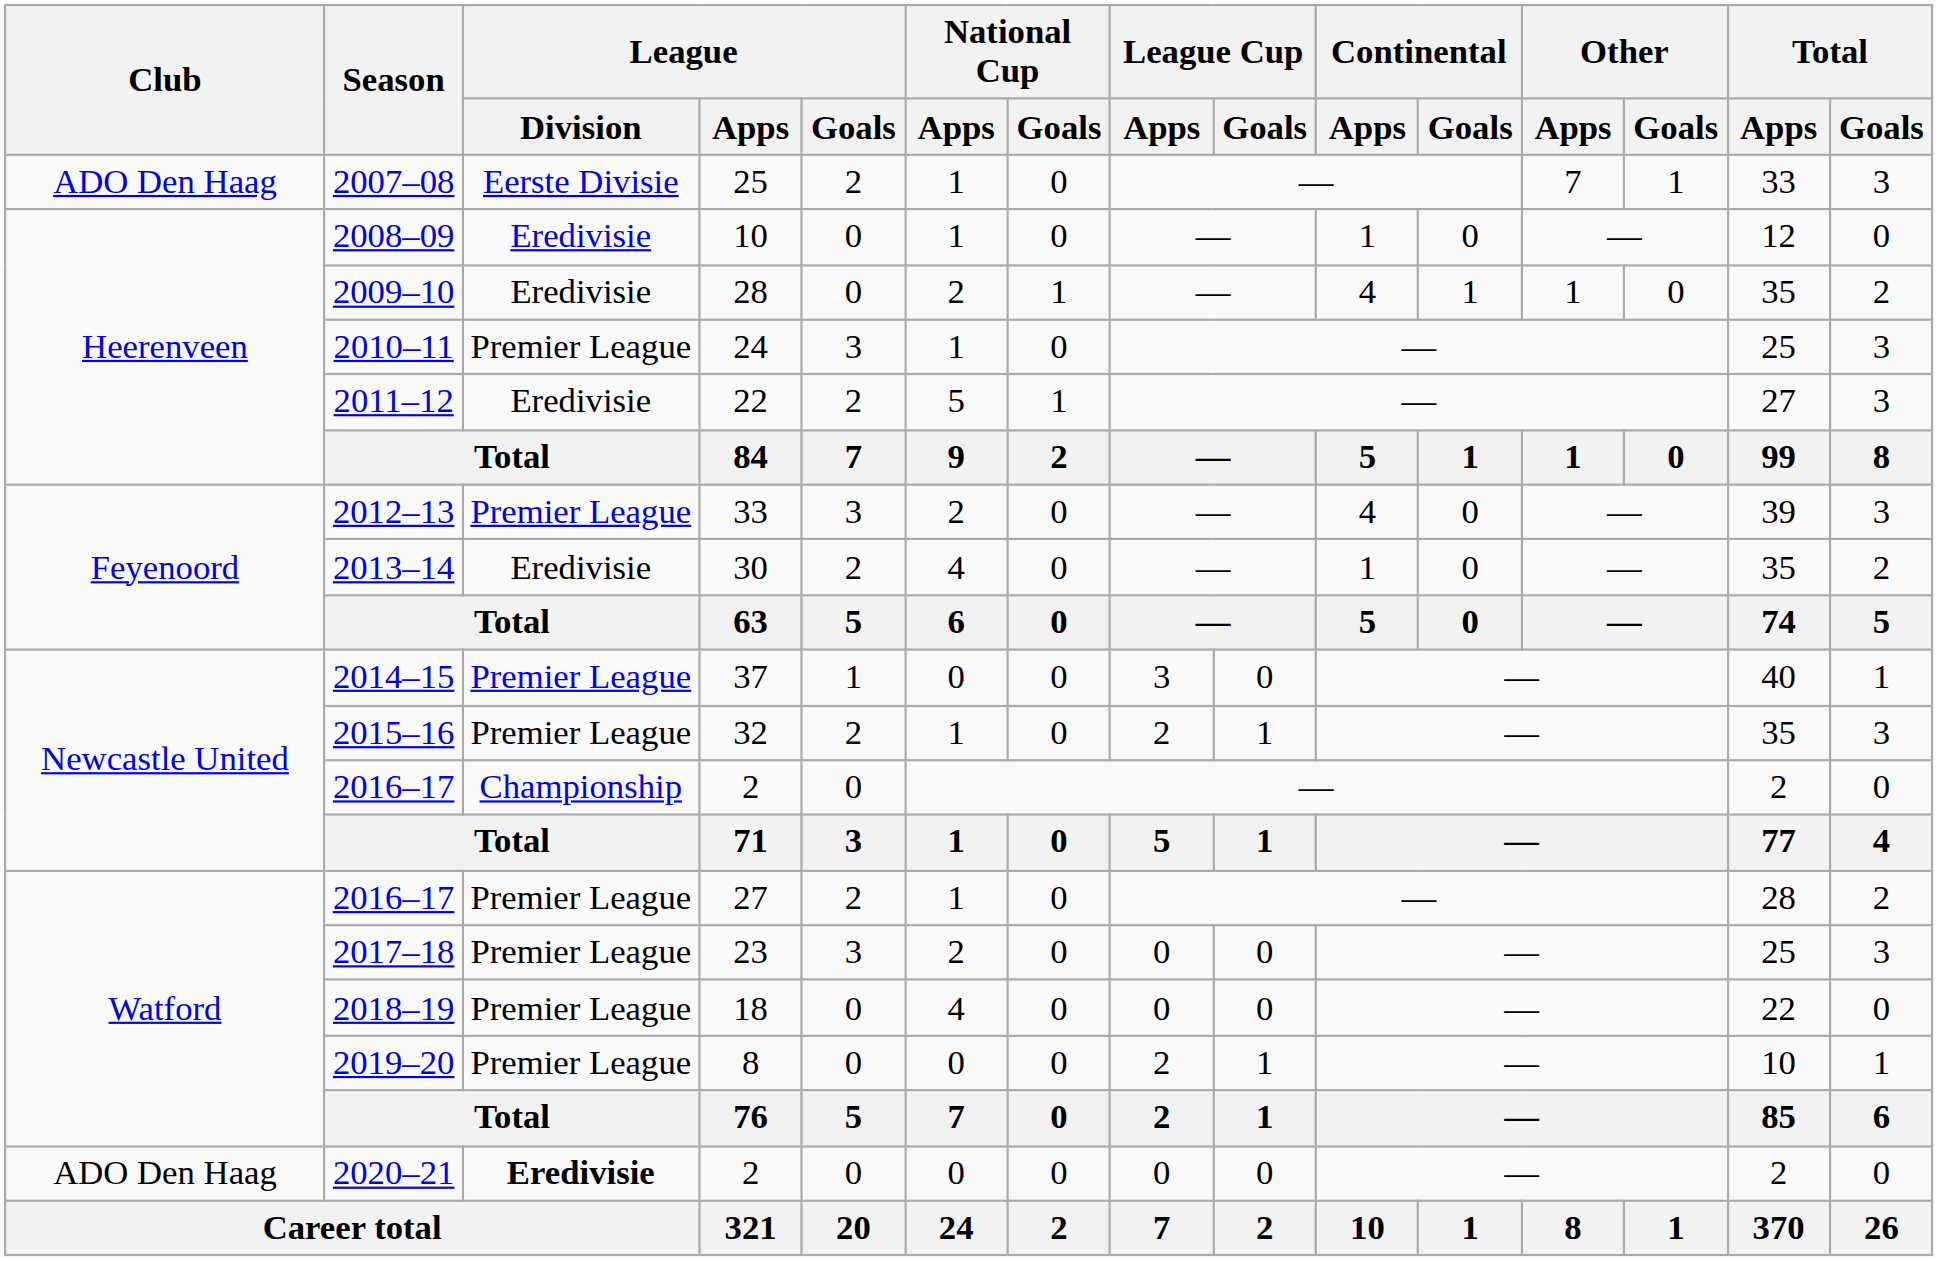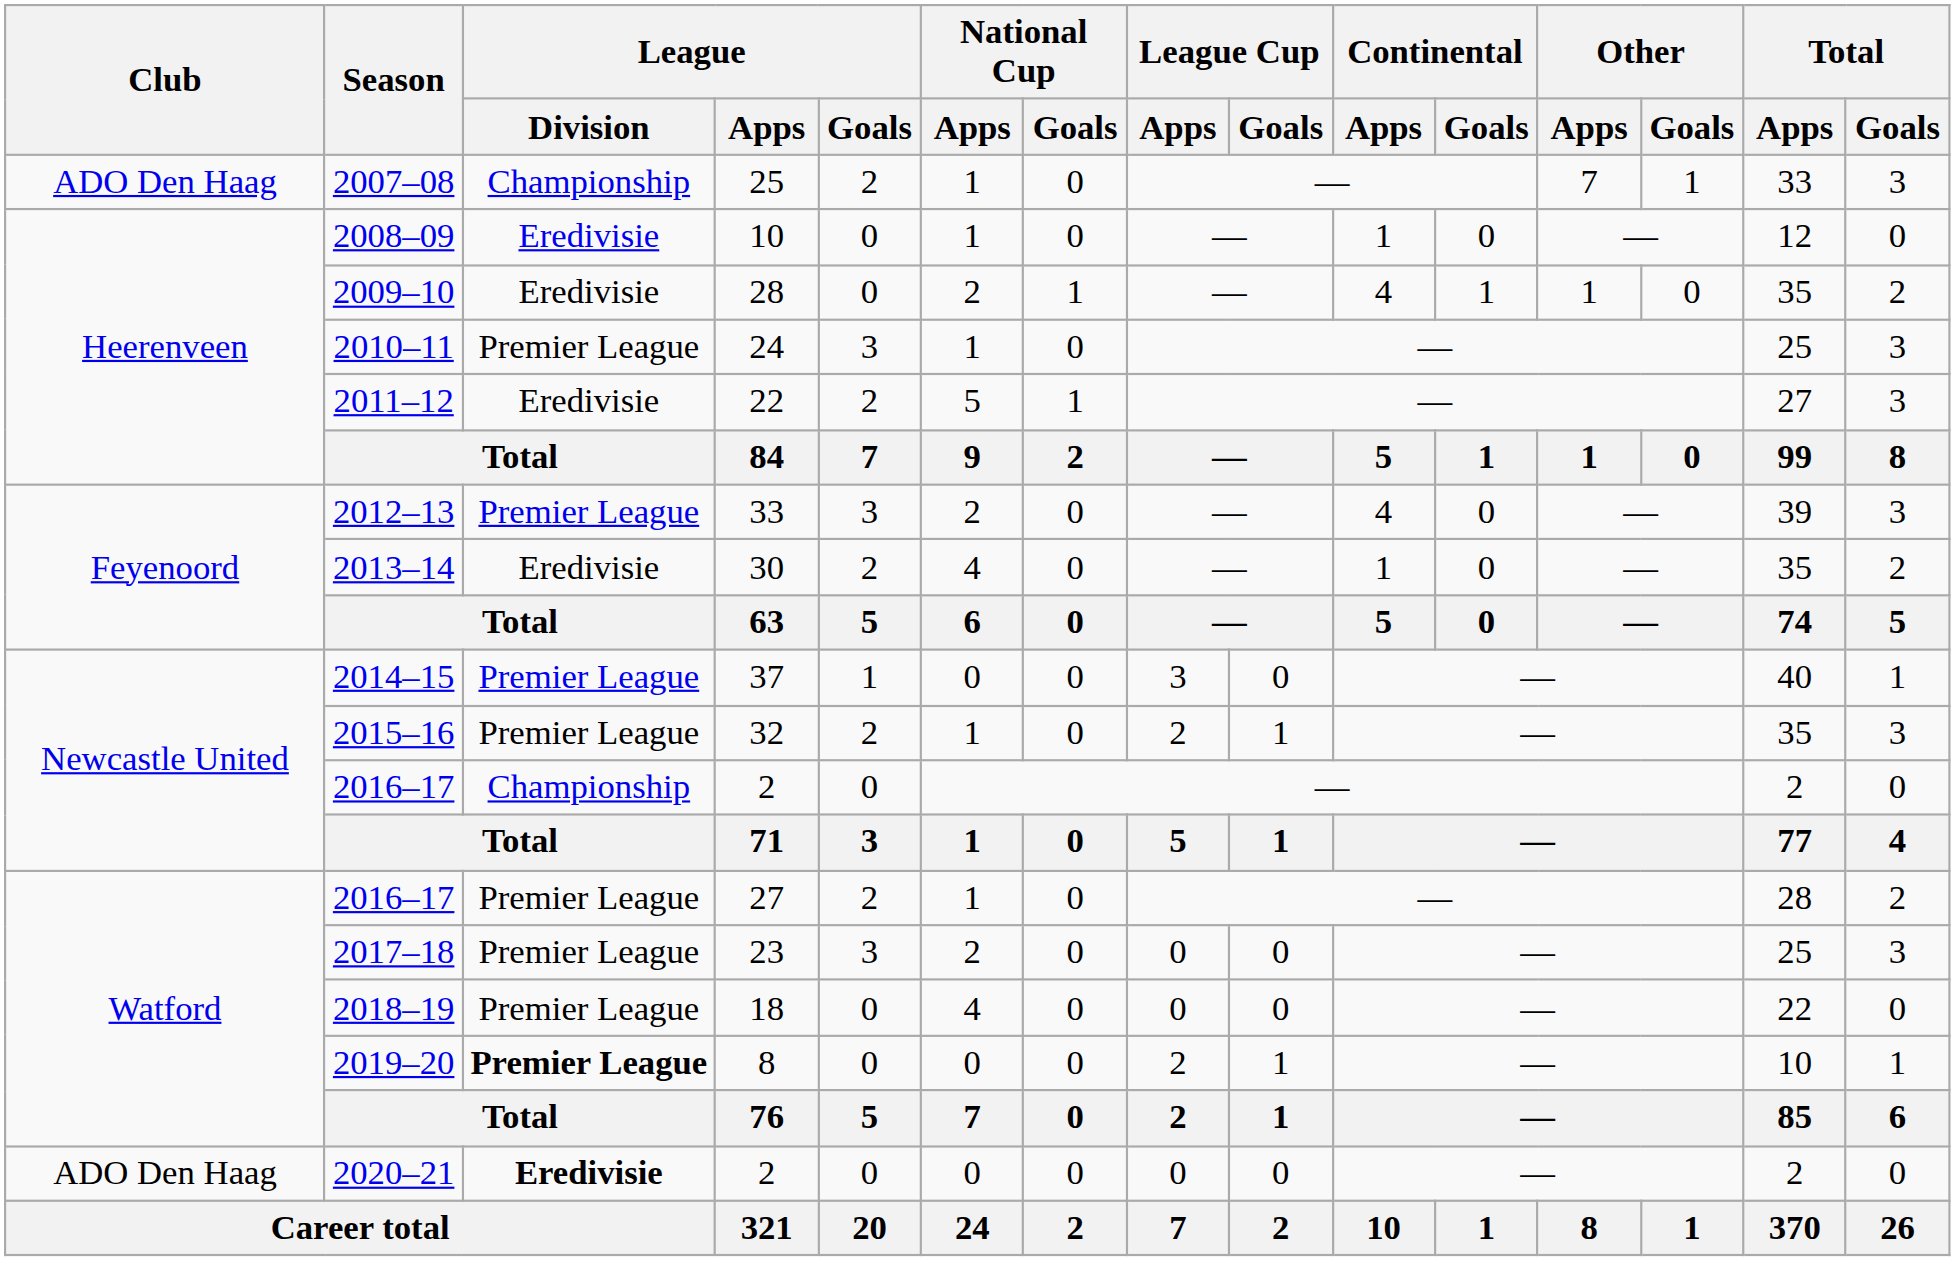(581, 181) Eerste Divisie -> (589, 181) Championship
(581, 1062) normal -> (589, 1062) bold
